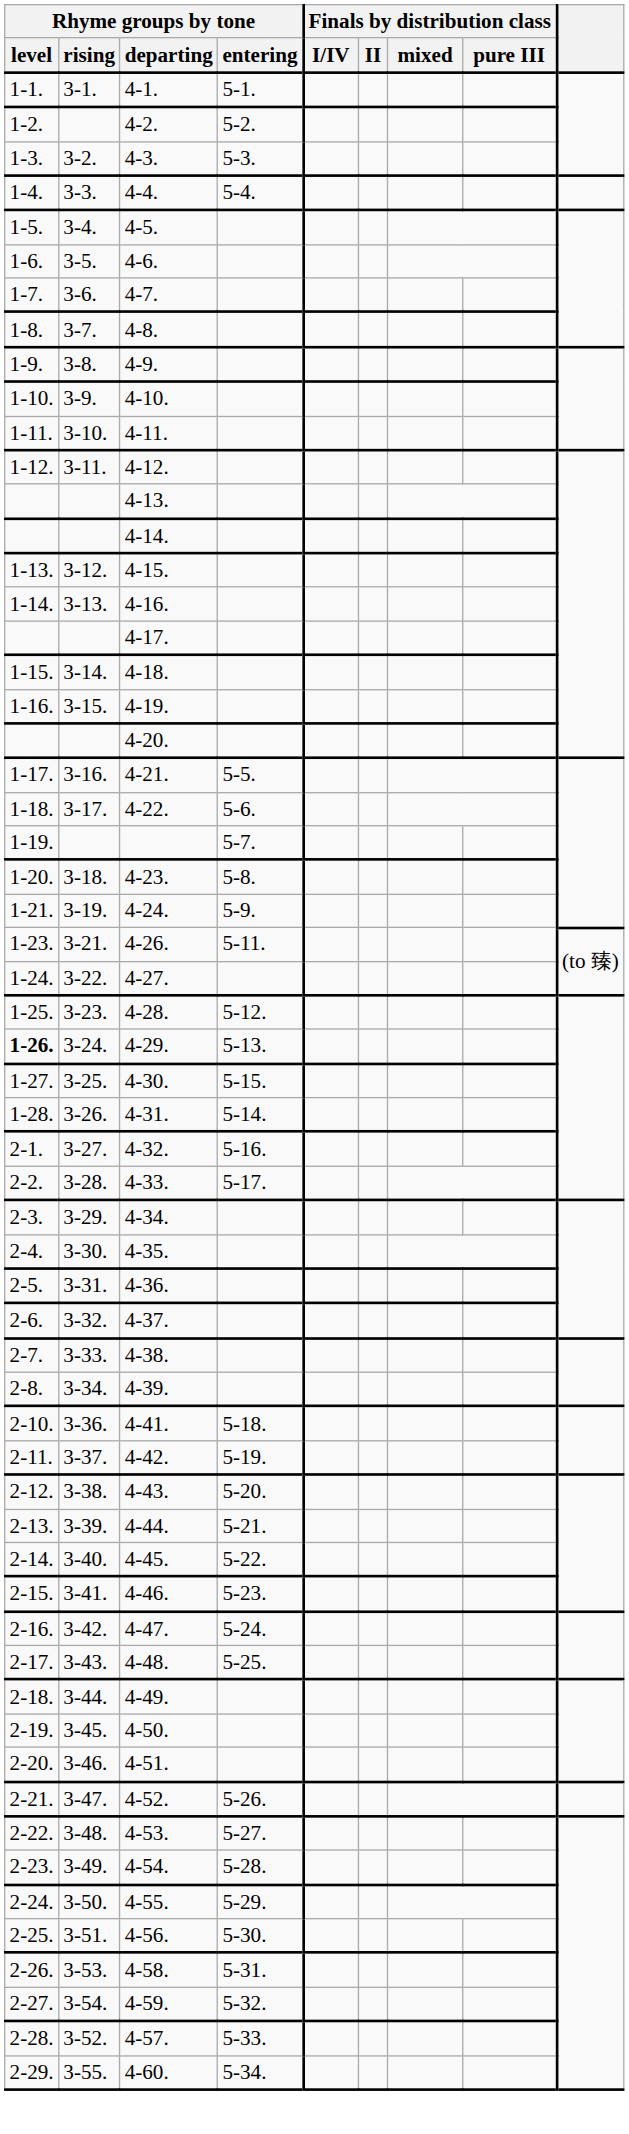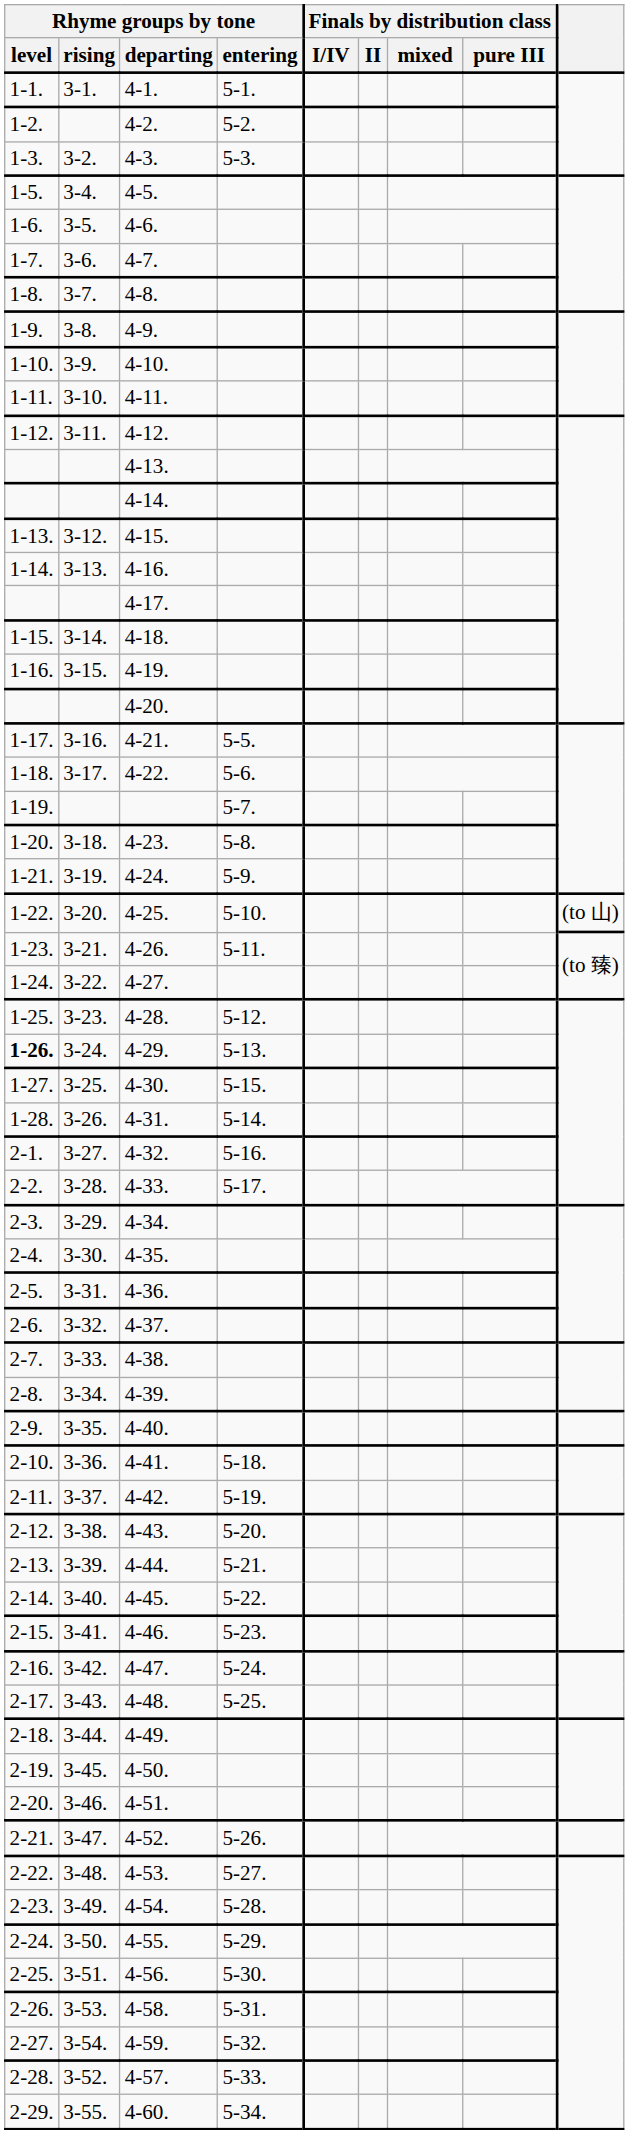- row: (141, 192)
+ row: (147, 912)
+ row: (147, 1428)
